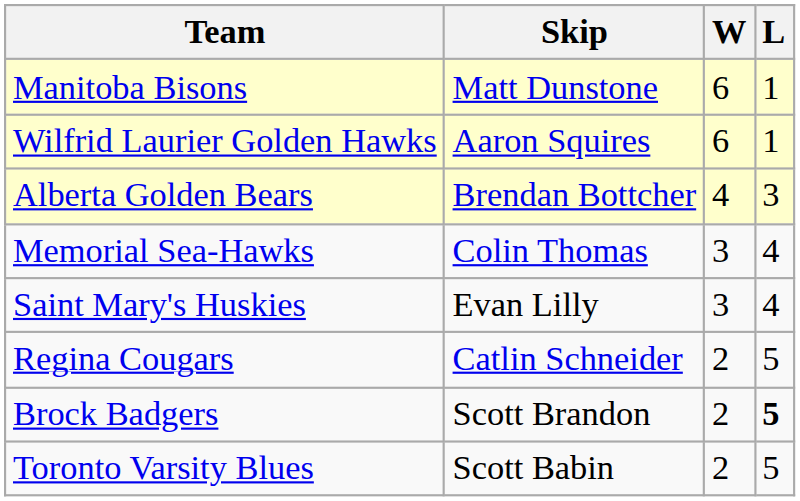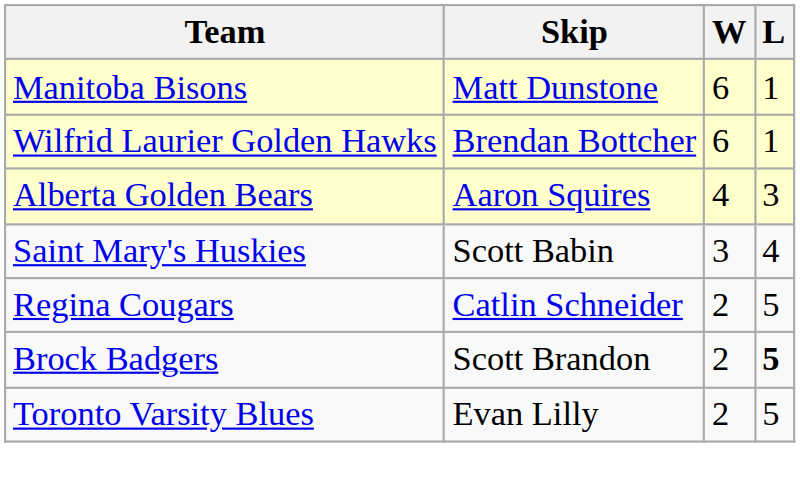(551, 140) Aaron Squires -> (574, 140) Brendan Bottcher
(574, 195) Brendan Bottcher -> (551, 195) Aaron Squires
- row: (163, 250)
(526, 304) Evan Lilly -> (533, 250) Scott Babin
(533, 468) Scott Babin -> (526, 413) Evan Lilly
